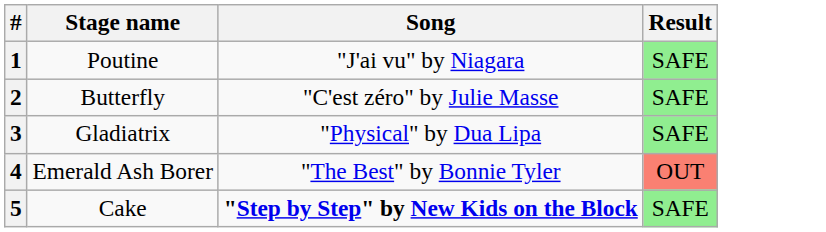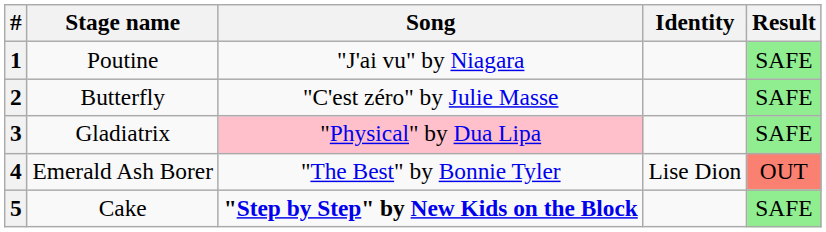+ column: (695, 23)
(431, 134) no background -> (431, 134) pink background
